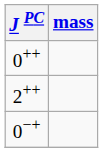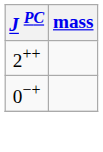- row: (27, 57)
